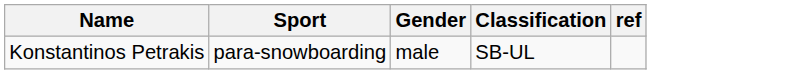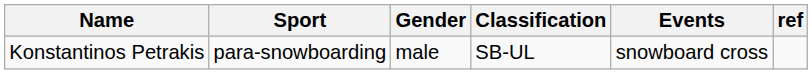+ column: (692, 20)
